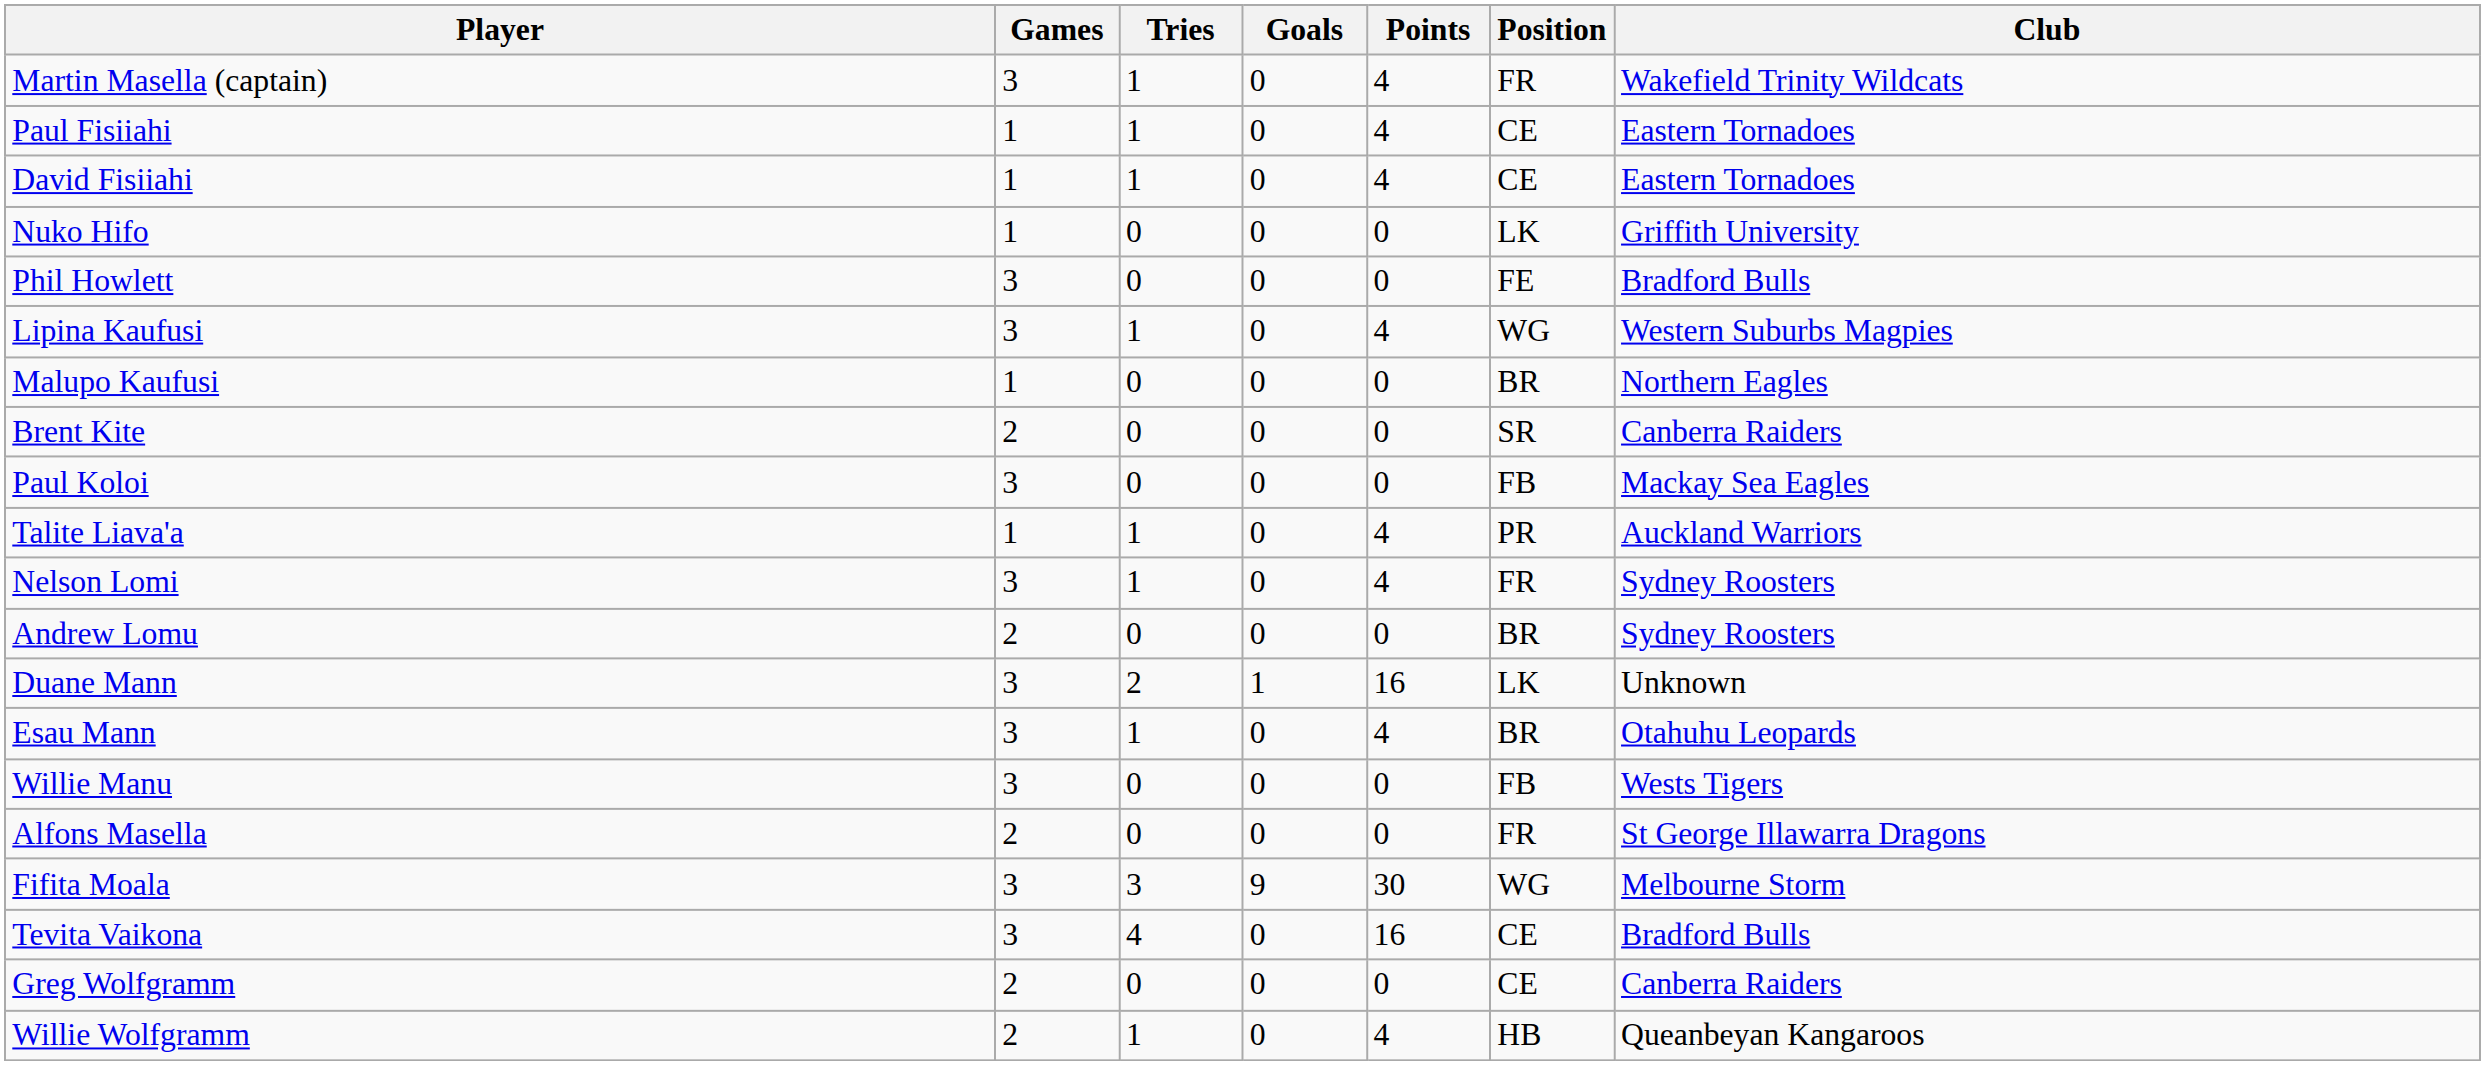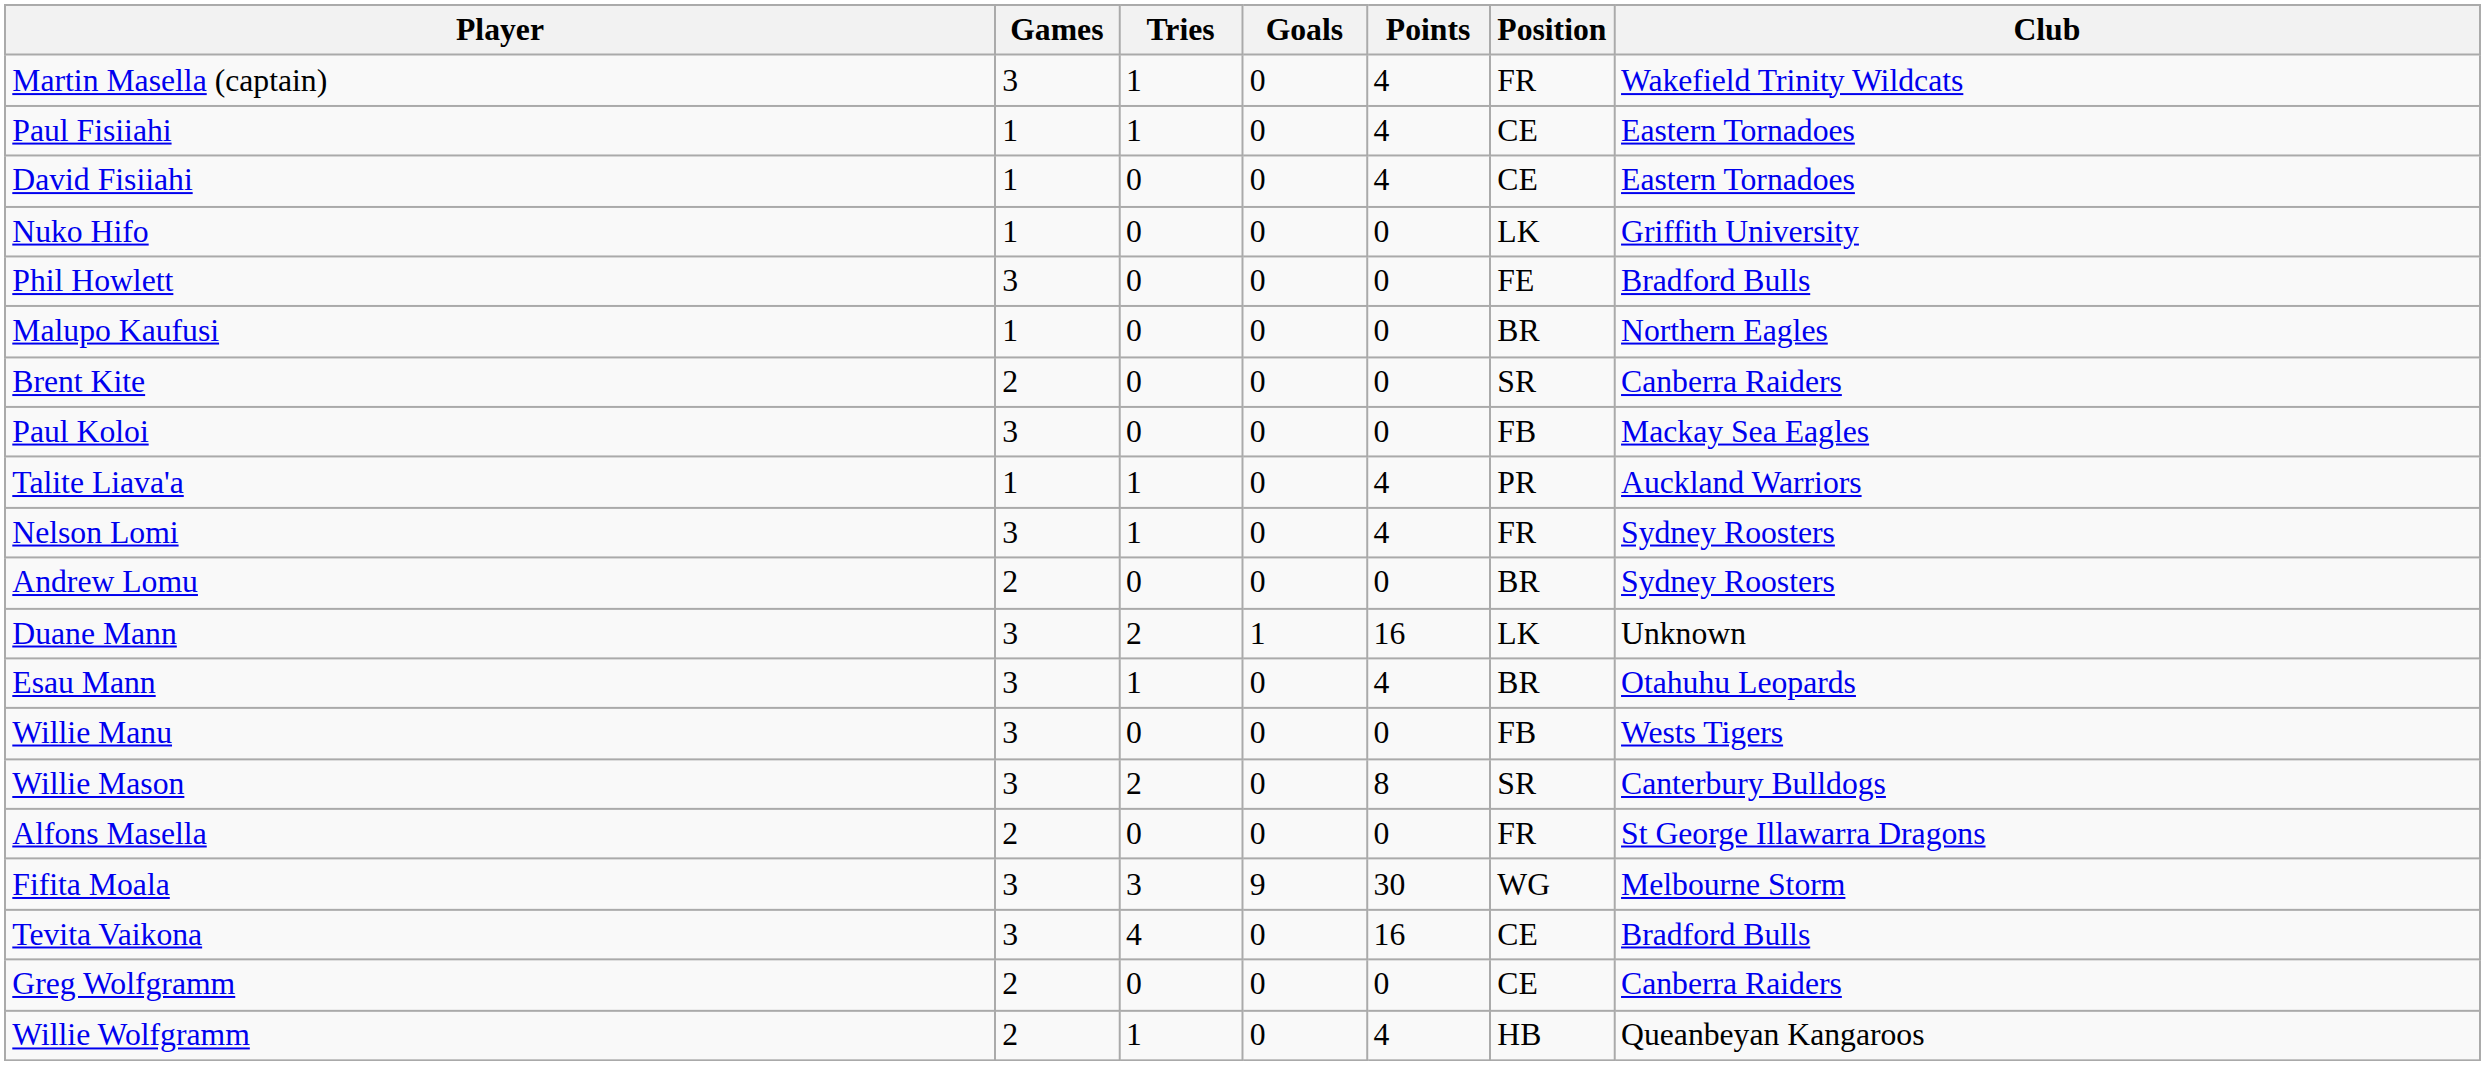(1134, 180) 1 -> (1134, 180) 0
- row: (108, 331)
+ row: (98, 783)
